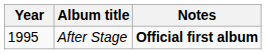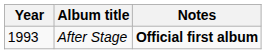(23, 37) 1995 -> (23, 37) 1993
